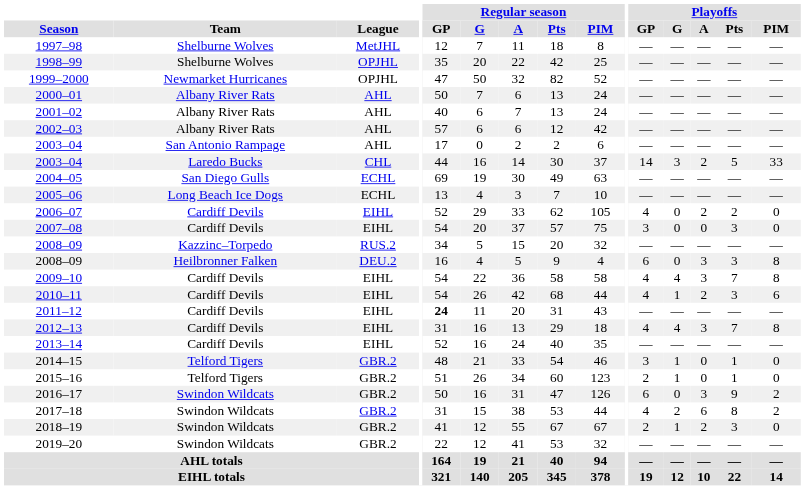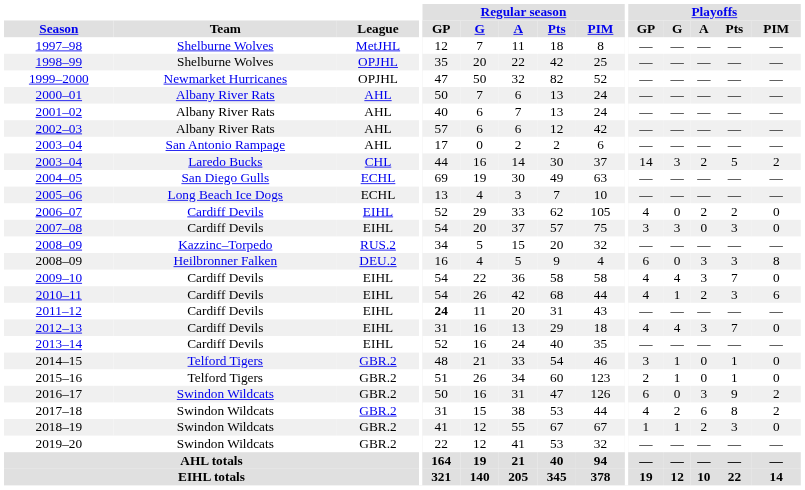(776, 161) 33 -> (776, 161) 2
(677, 228) 0 -> (677, 228) 3
(776, 277) 8 -> (776, 277) 0
(776, 327) 8 -> (776, 327) 0
(646, 427) 2 -> (646, 427) 1
